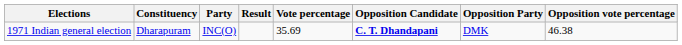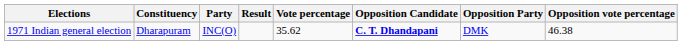(288, 31) 35.69 -> (288, 31) 35.62
